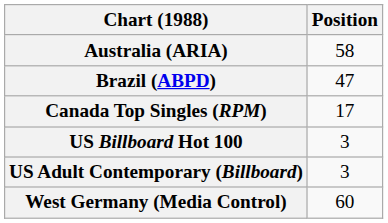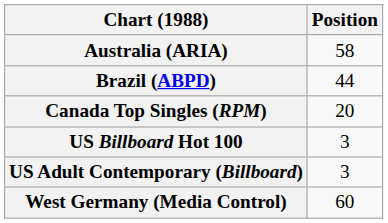(345, 80) 47 -> (345, 80) 44
(345, 111) 17 -> (345, 111) 20
